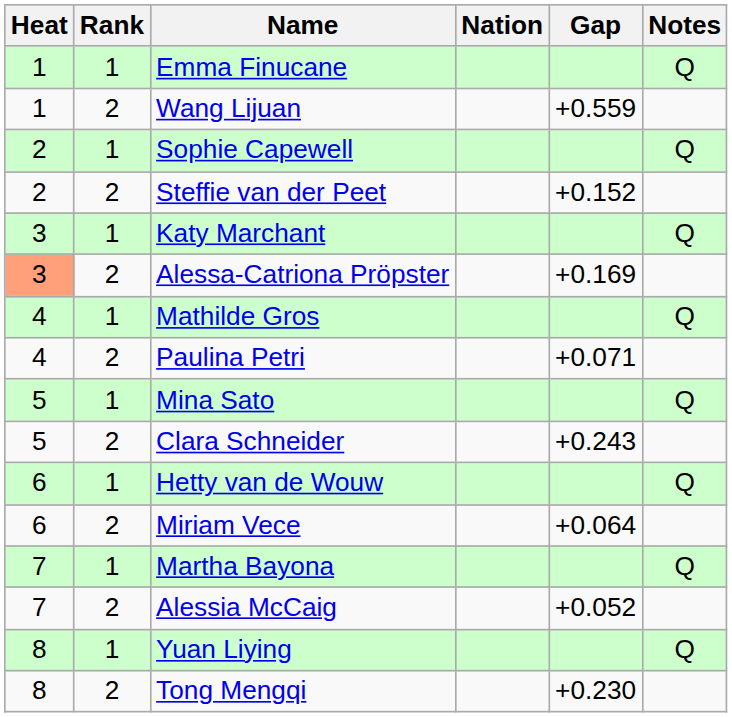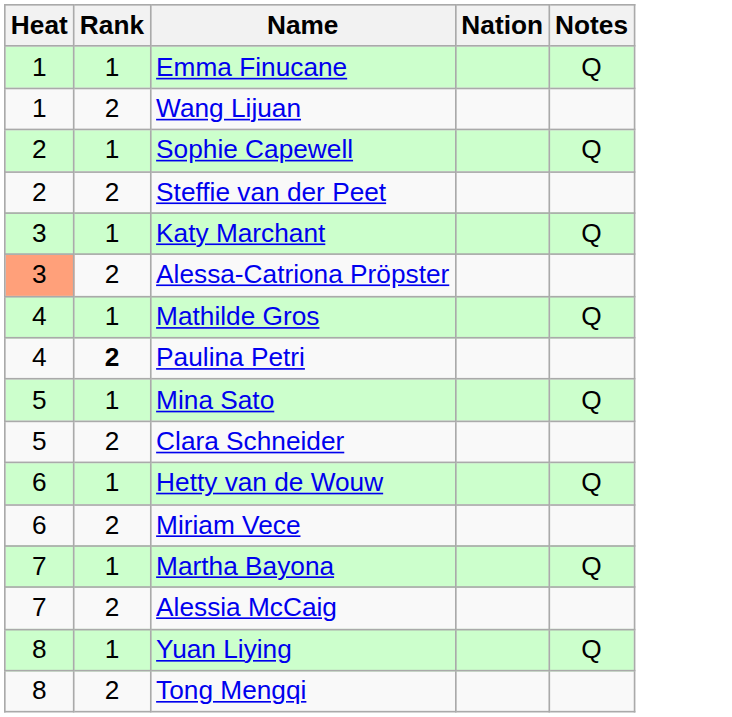- column: (596, 25)
(112, 358) normal -> (112, 358) bold
